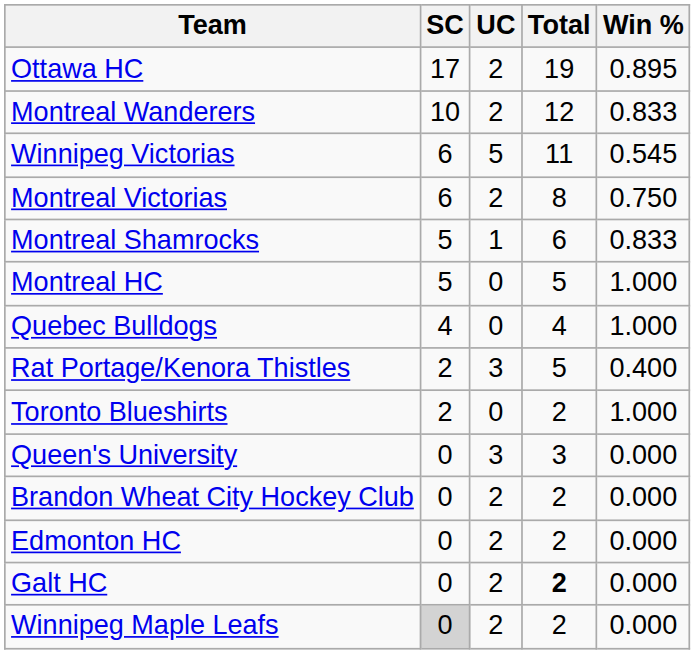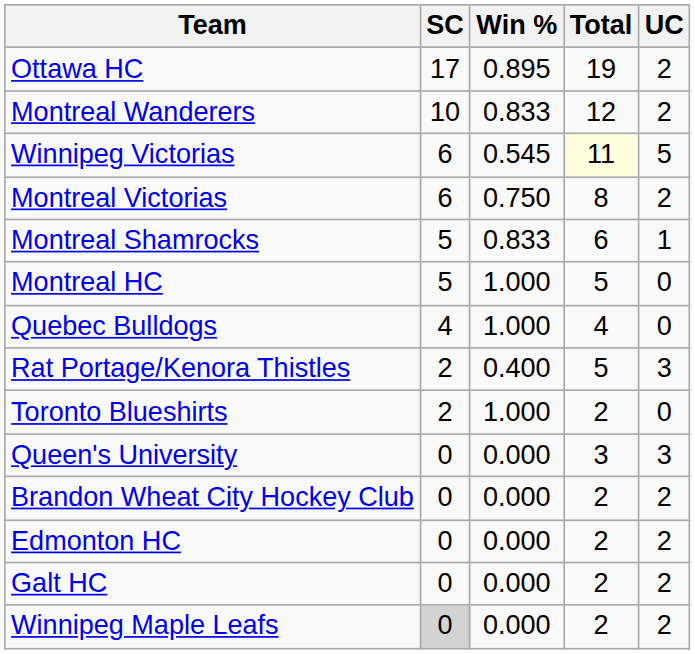columns swapped: (496, 25) <-> (643, 25)
(559, 154) no background -> (601, 154) lightyellow background
(559, 583) bold -> (601, 583) normal
